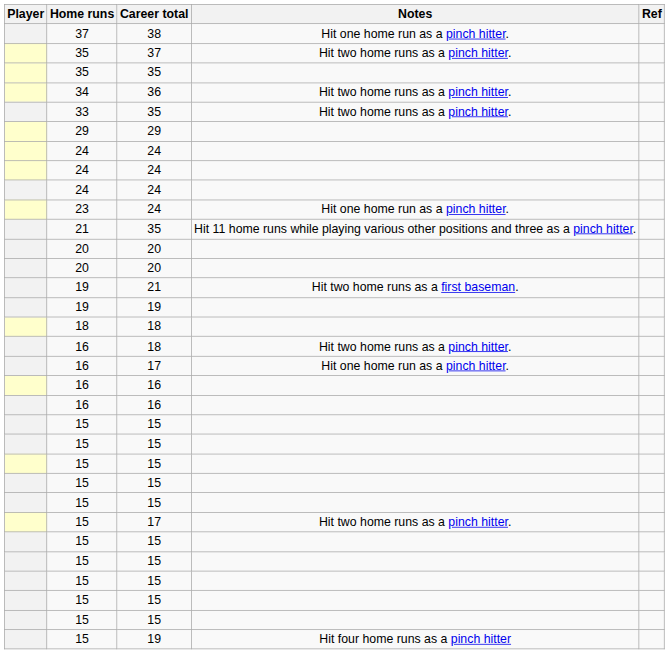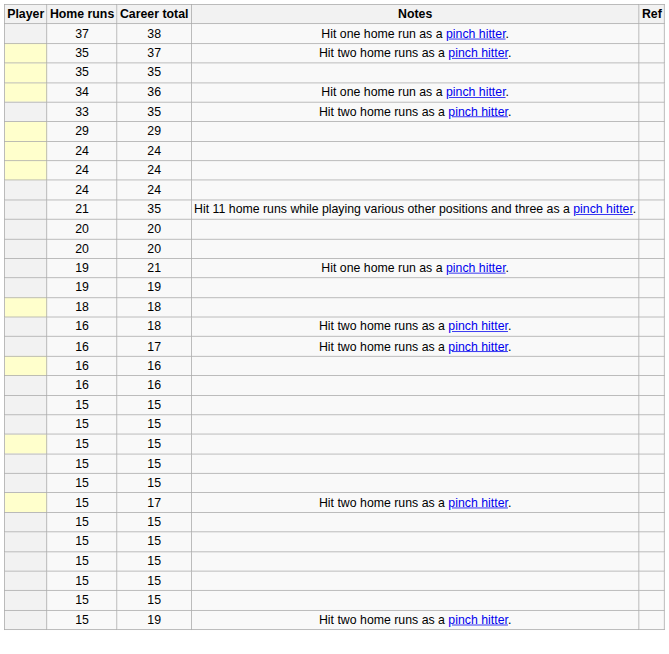(415, 92) Hit two home runs as a pinch hitter. -> (415, 92) Hit one home run as a pinch hitter.
- row: (82, 209)
(415, 287) Hit two home runs as a first baseman. -> (415, 268) Hit one home run as a pinch hitter.
(415, 365) Hit one home run as a pinch hitter. -> (415, 346) Hit two home runs as a pinch hitter.
(415, 639) Hit four home runs as a pinch hitter -> (415, 619) Hit two home runs as a pinch hitter.
